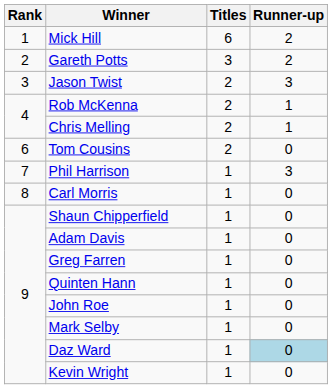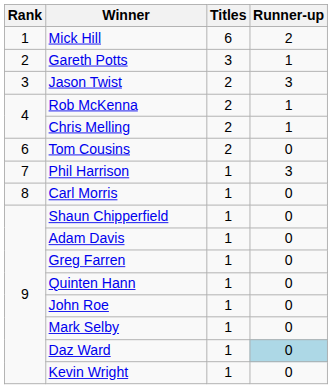(289, 60) 2 -> (289, 60) 1
